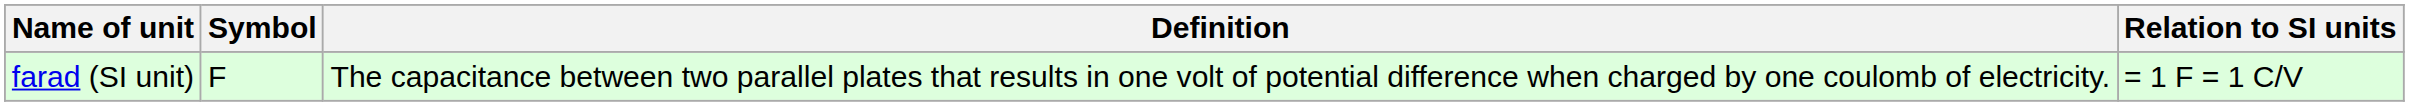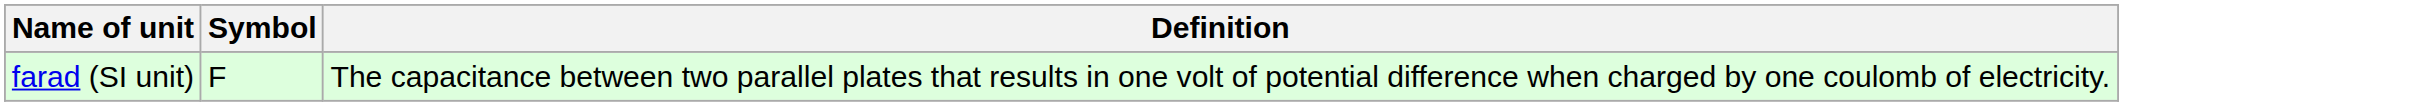- column: (2260, 28)
